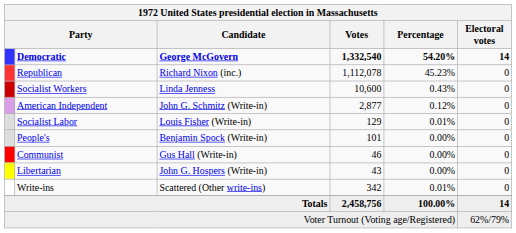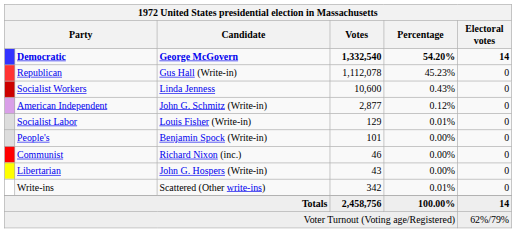(200, 73) Richard Nixon (inc.) -> (198, 73) Gus Hall (Write-in)
(198, 154) Gus Hall (Write-in) -> (200, 154) Richard Nixon (inc.)
